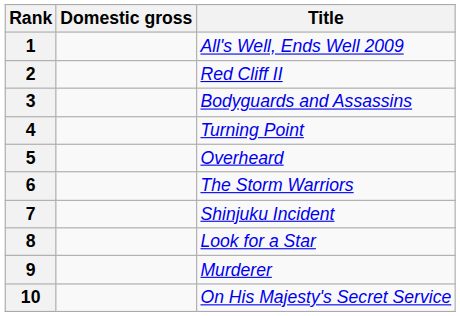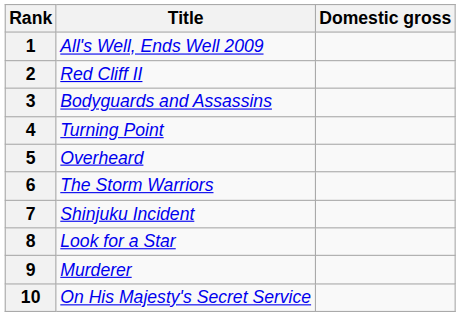columns swapped: (326, 18) <-> (126, 18)
